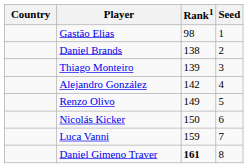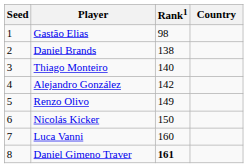columns swapped: (31, 14) <-> (229, 14)
(192, 67) 139 -> (166, 67) 140
(192, 136) 159 -> (166, 136) 160
